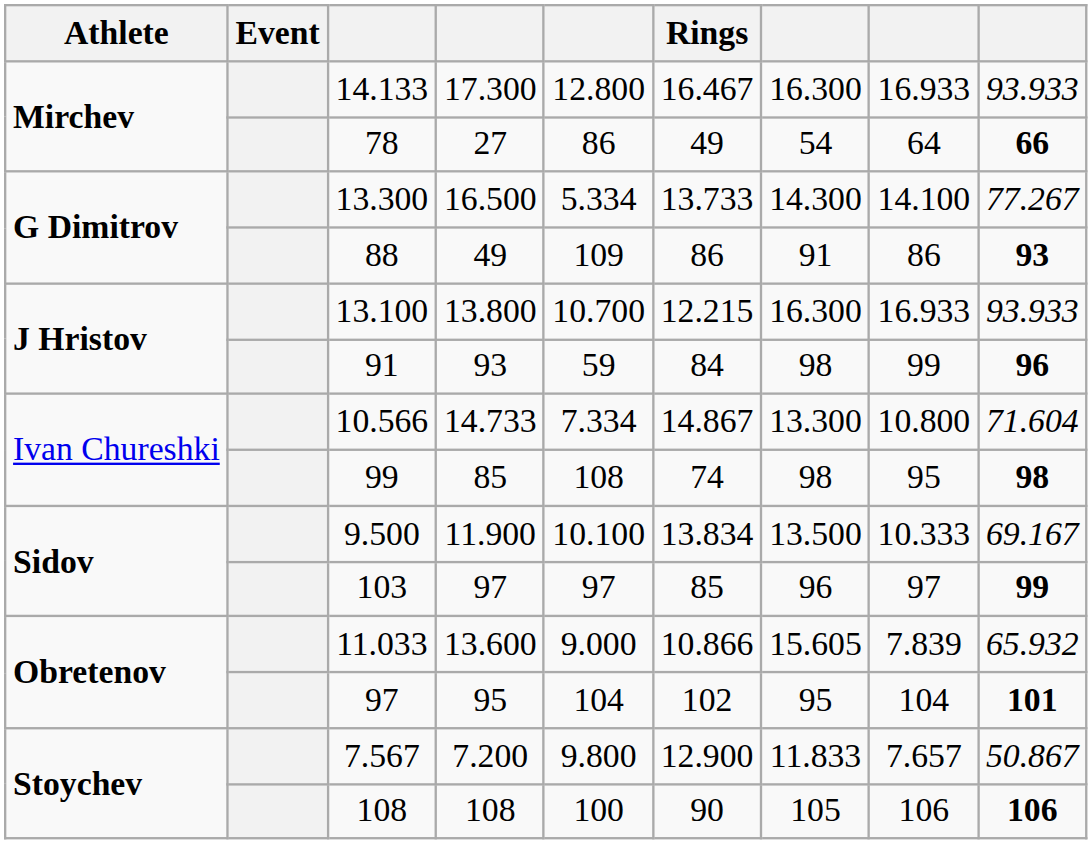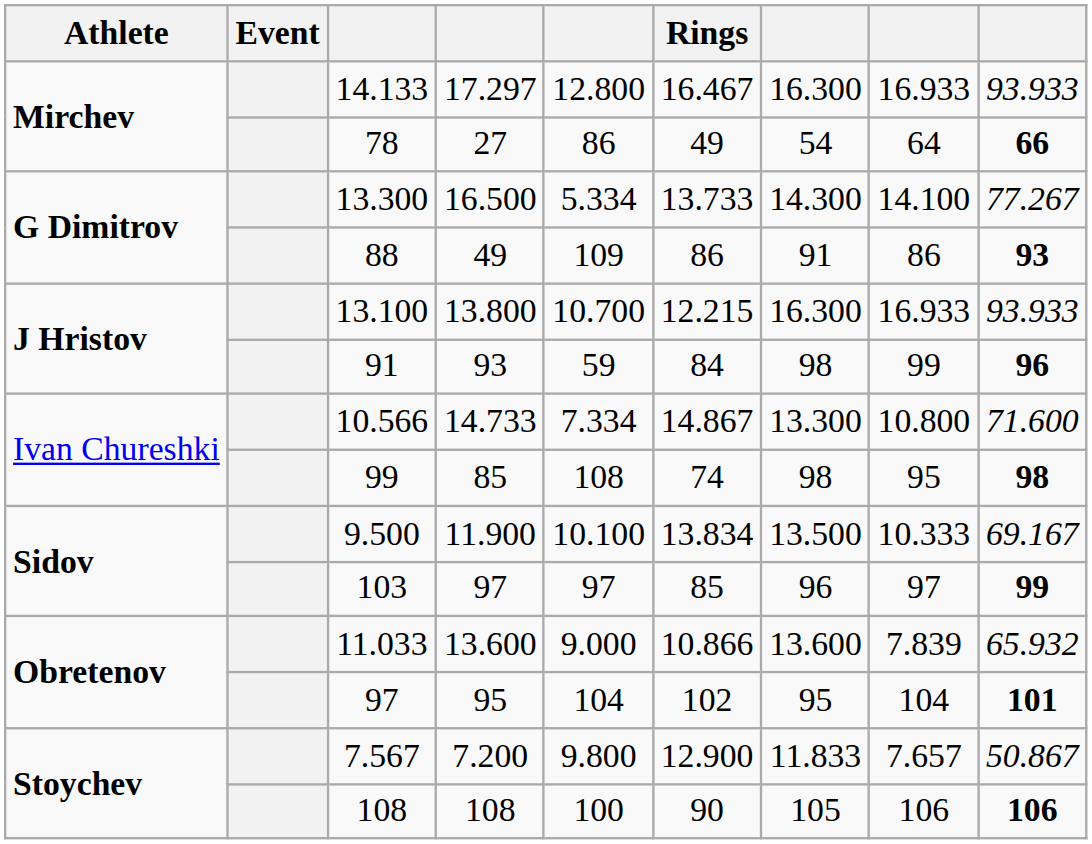(490, 88) 17.300 -> (490, 88) 17.297
(1032, 421) 71.604 -> (1032, 421) 71.600
(815, 644) 15.605 -> (815, 644) 13.600
